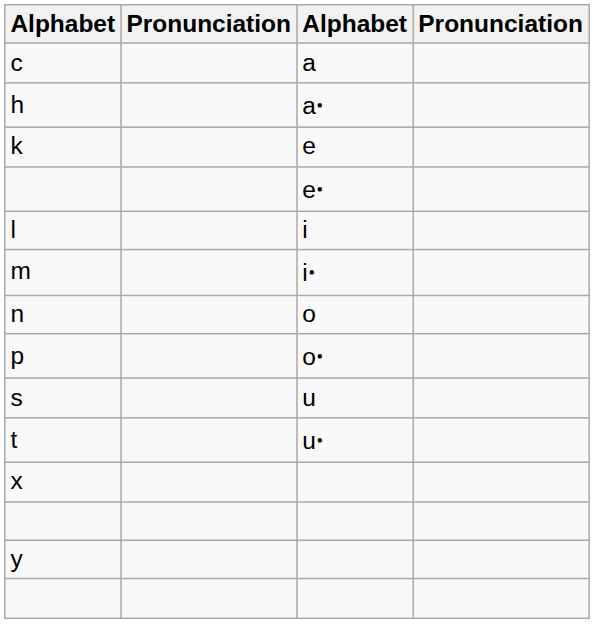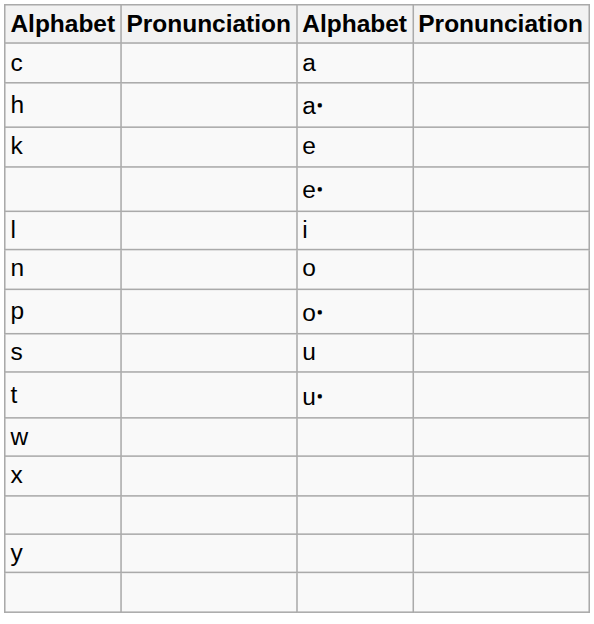- row: (21, 272)
+ row: (19, 436)
